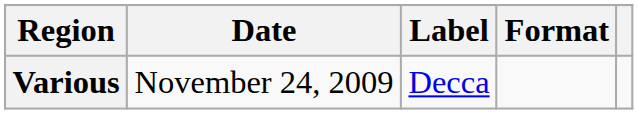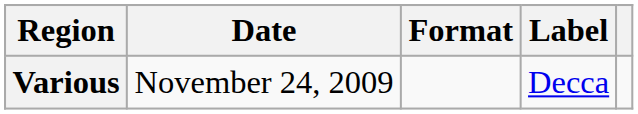columns swapped: (557, 30) <-> (449, 30)
